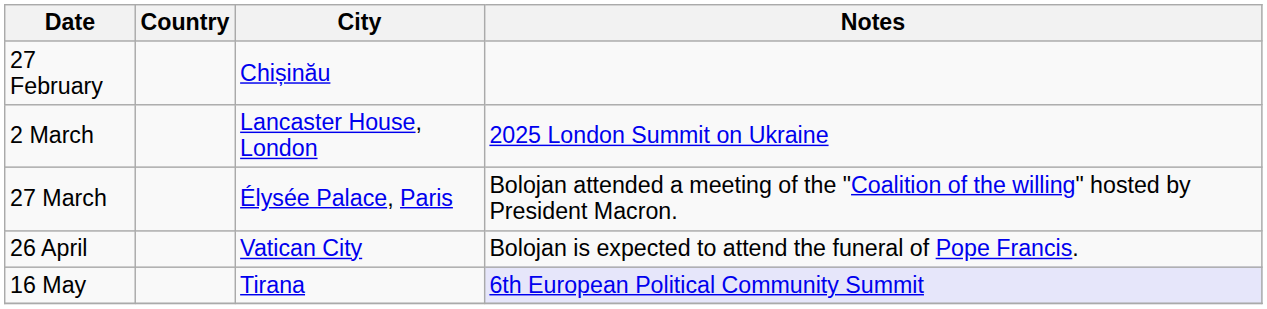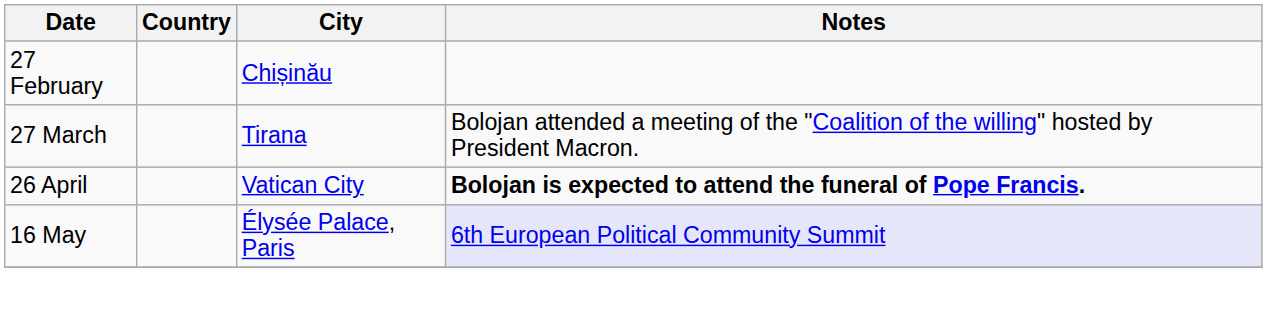- row: (52, 135)
(347, 198) Élysée Palace, Paris -> (274, 135) Tirana
(784, 248) normal -> (768, 185) bold
(273, 285) Tirana -> (318, 235) Élysée Palace, Paris
